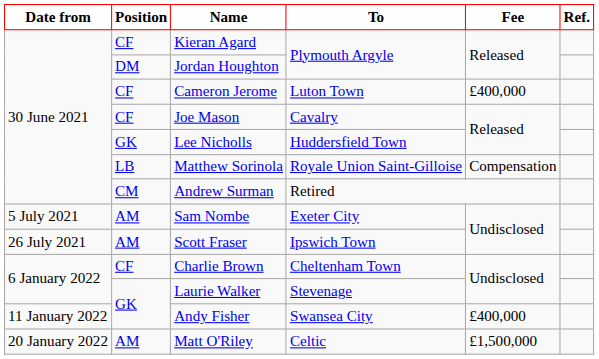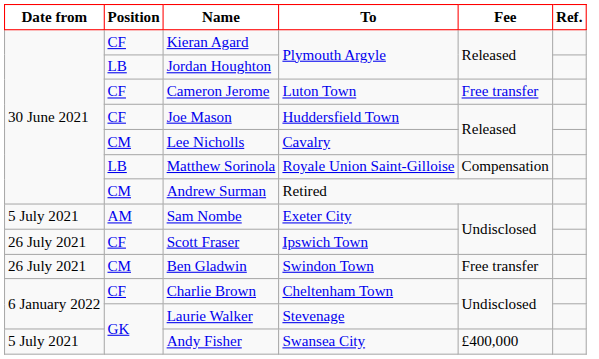(127, 67) DM -> (117, 67) LB
(497, 92) £400,000 -> (500, 92) Free transfer
(314, 117) Cavalry -> (341, 117) Huddersfield Town
(126, 142) GK -> (119, 142) CM
(348, 142) Huddersfield Town -> (306, 142) Cavalry
(127, 241) AM -> (117, 241) CF
+ row: (207, 266)
(58, 316) 11 January 2022 -> (43, 341) 5 July 2021
- row: (214, 341)
